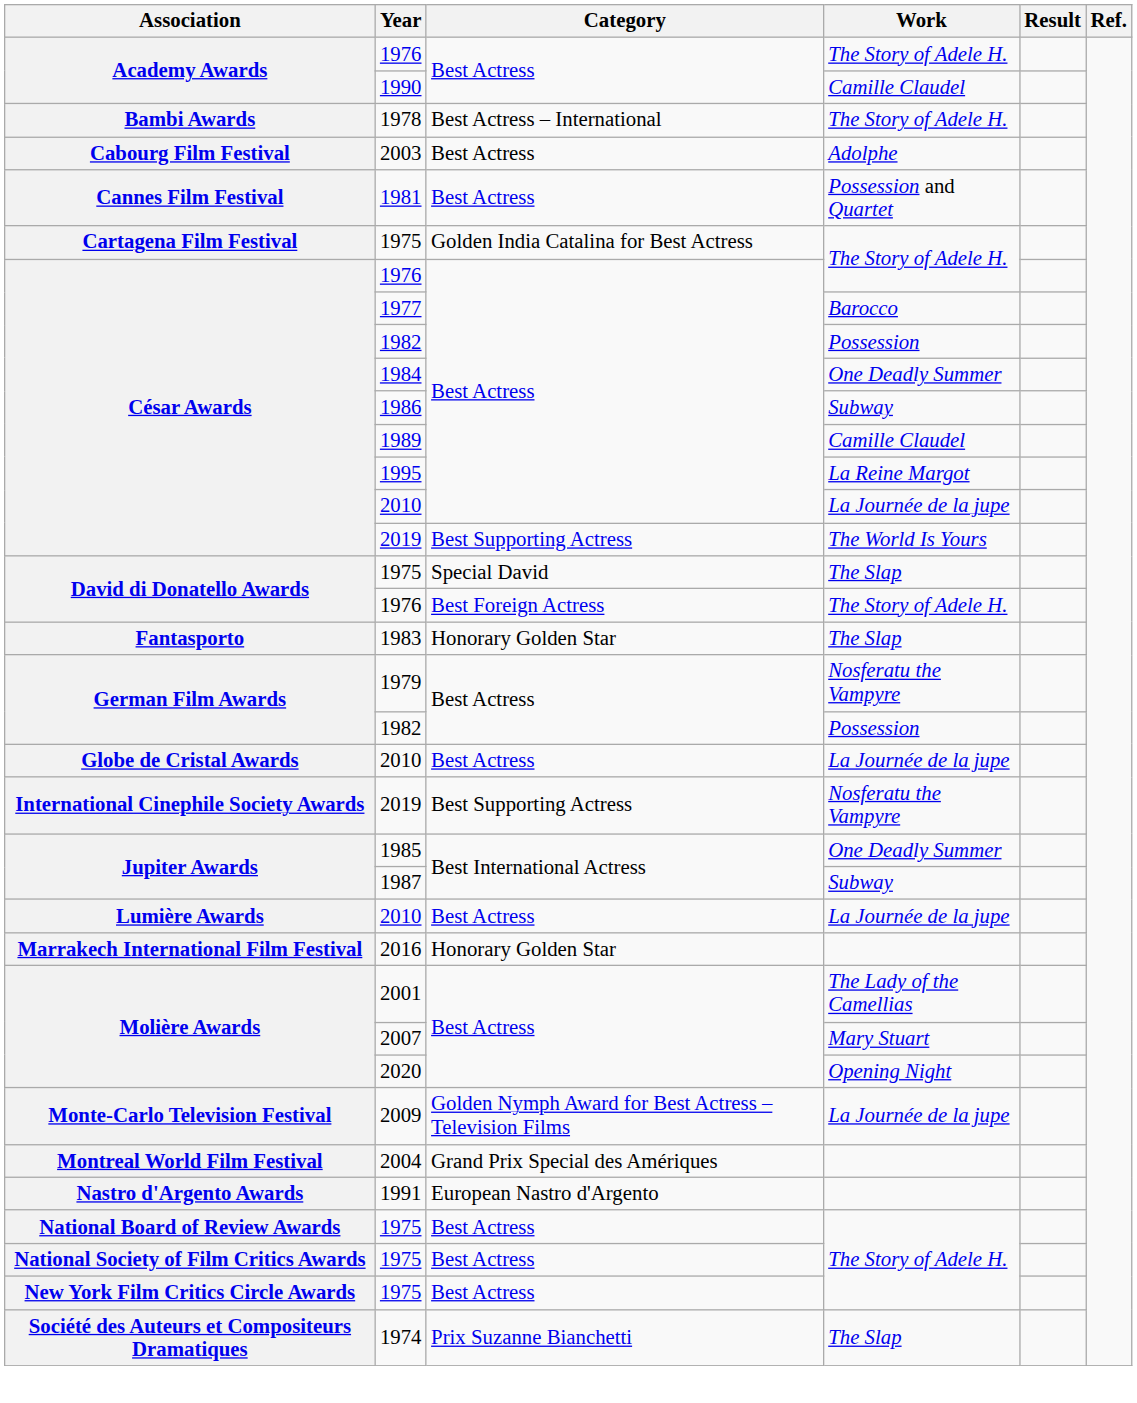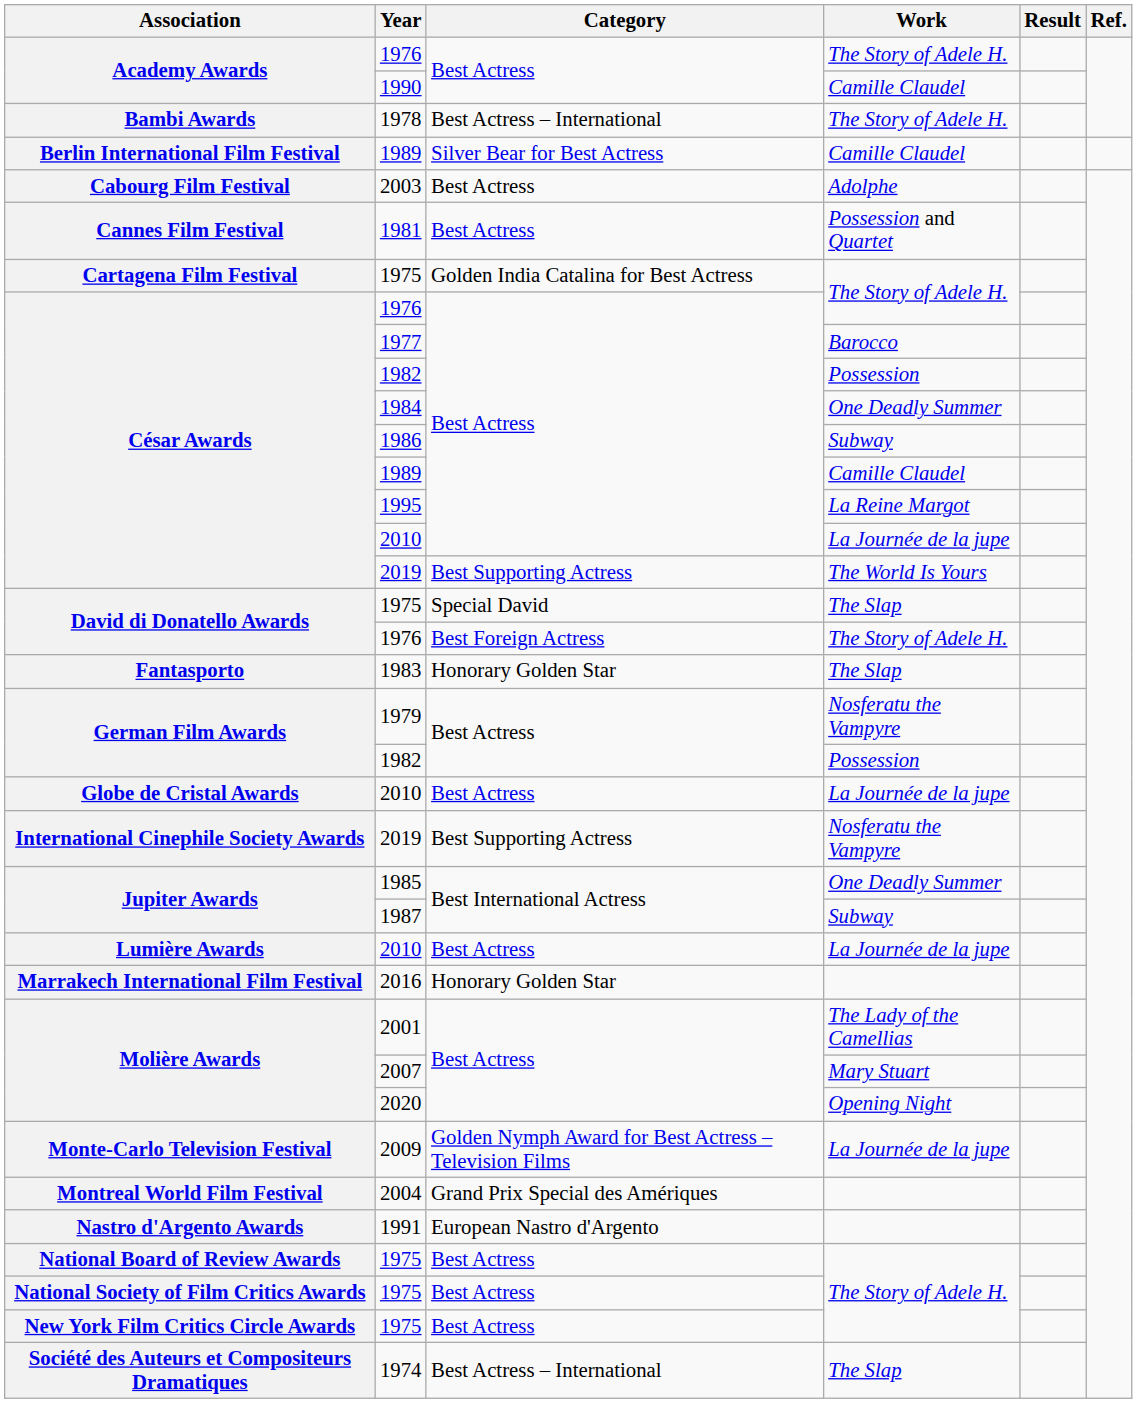+ row: (190, 152)
(532, 1337) Prix Suzanne Bianchetti -> (546, 1370) Best Actress – International
